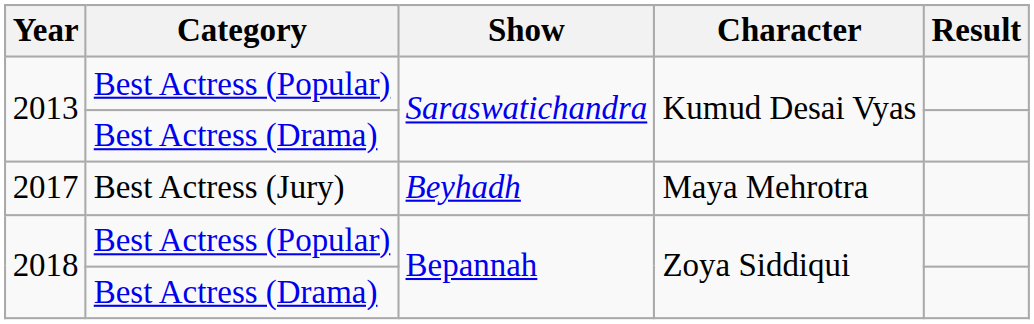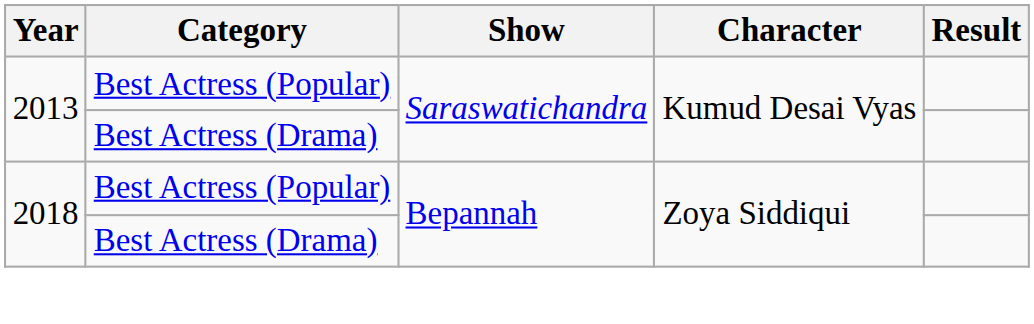- row: (46, 187)
